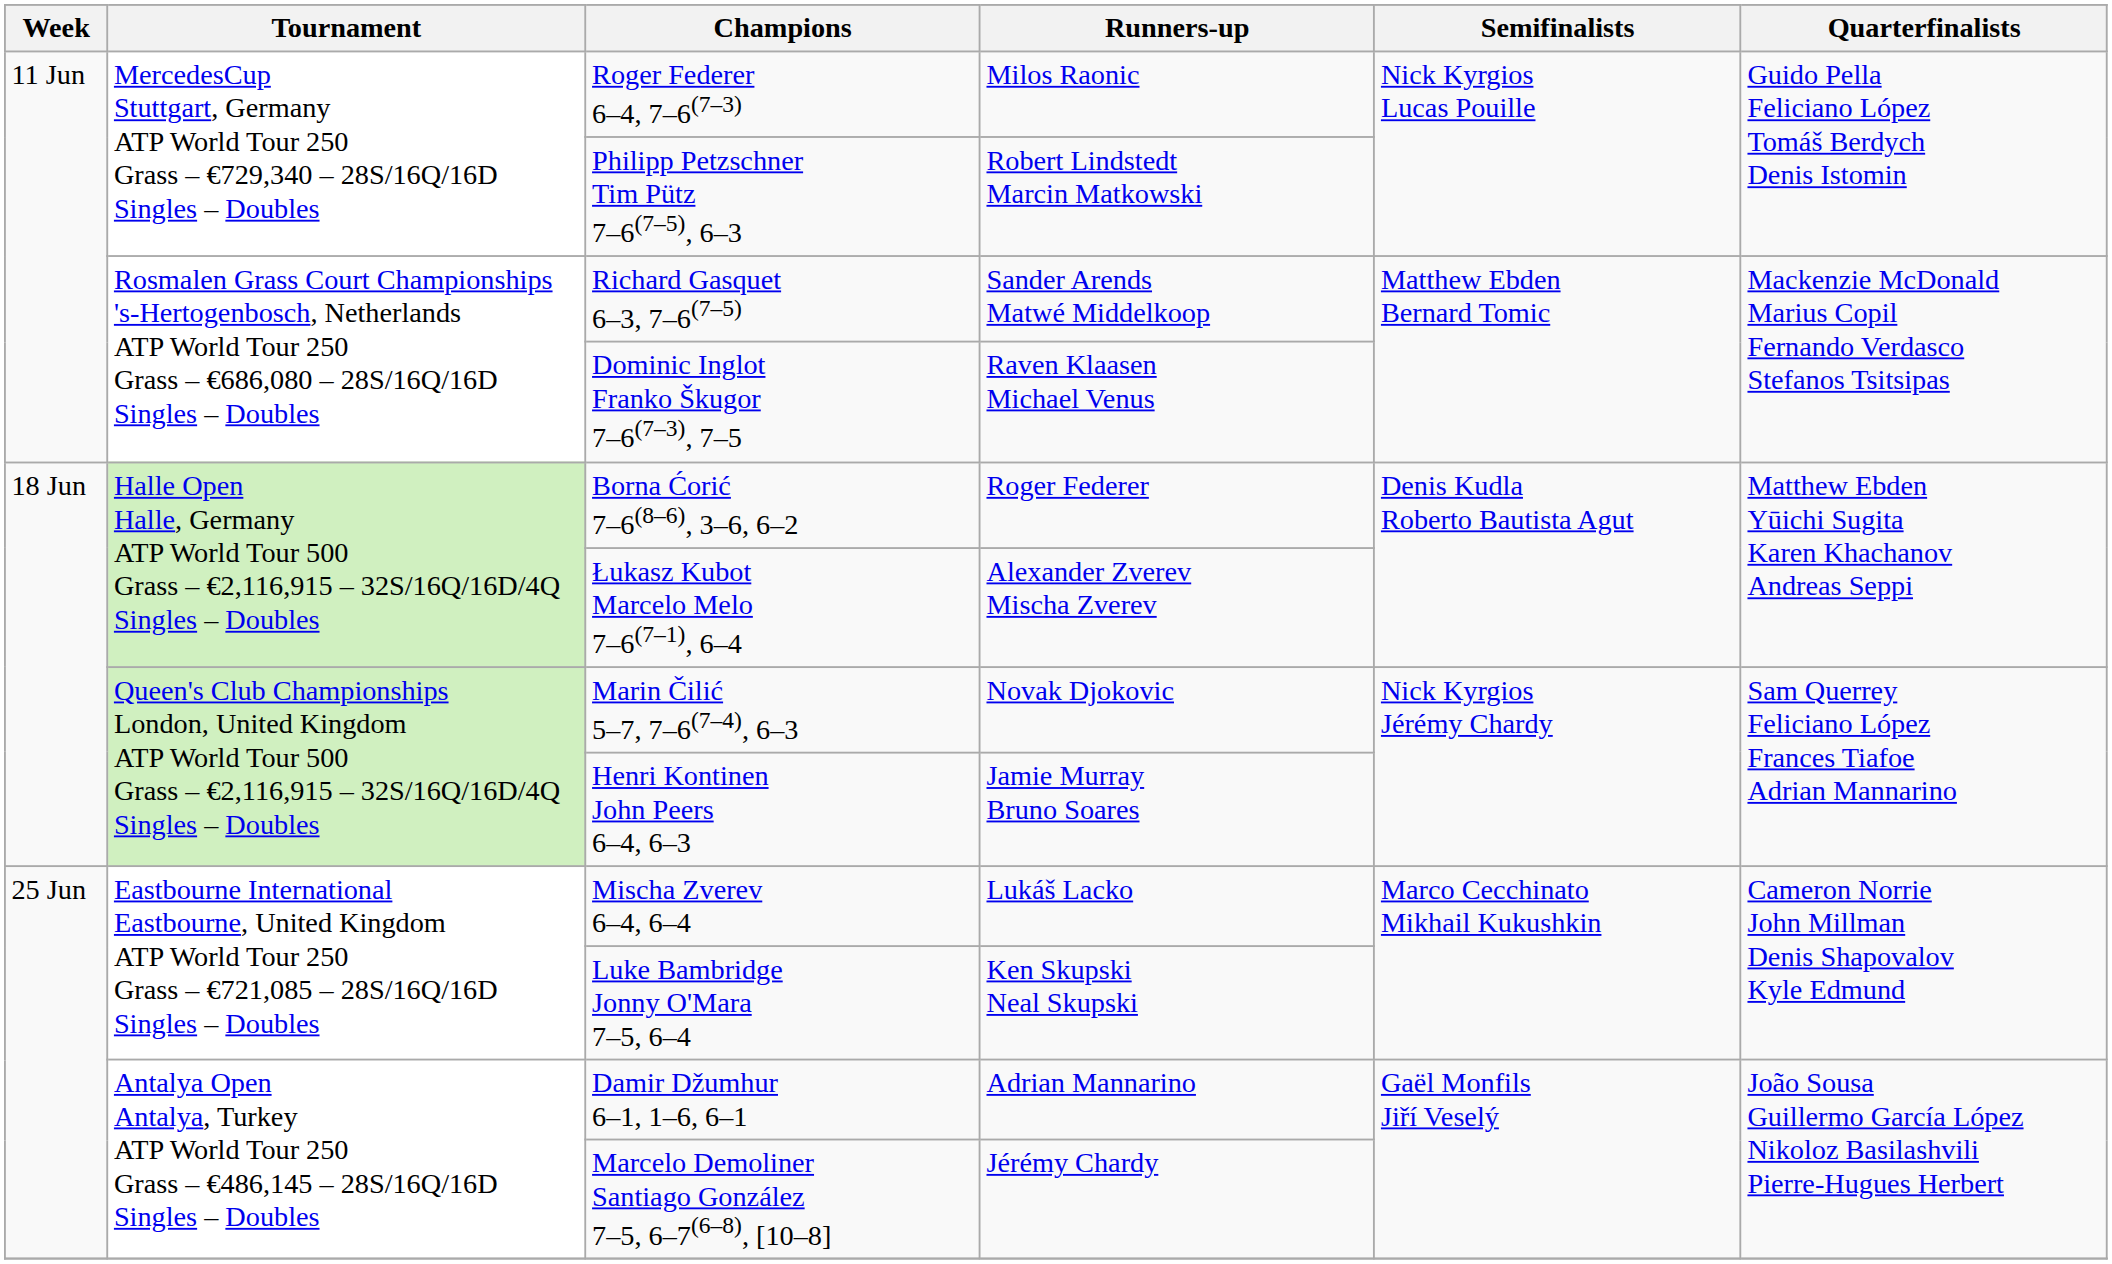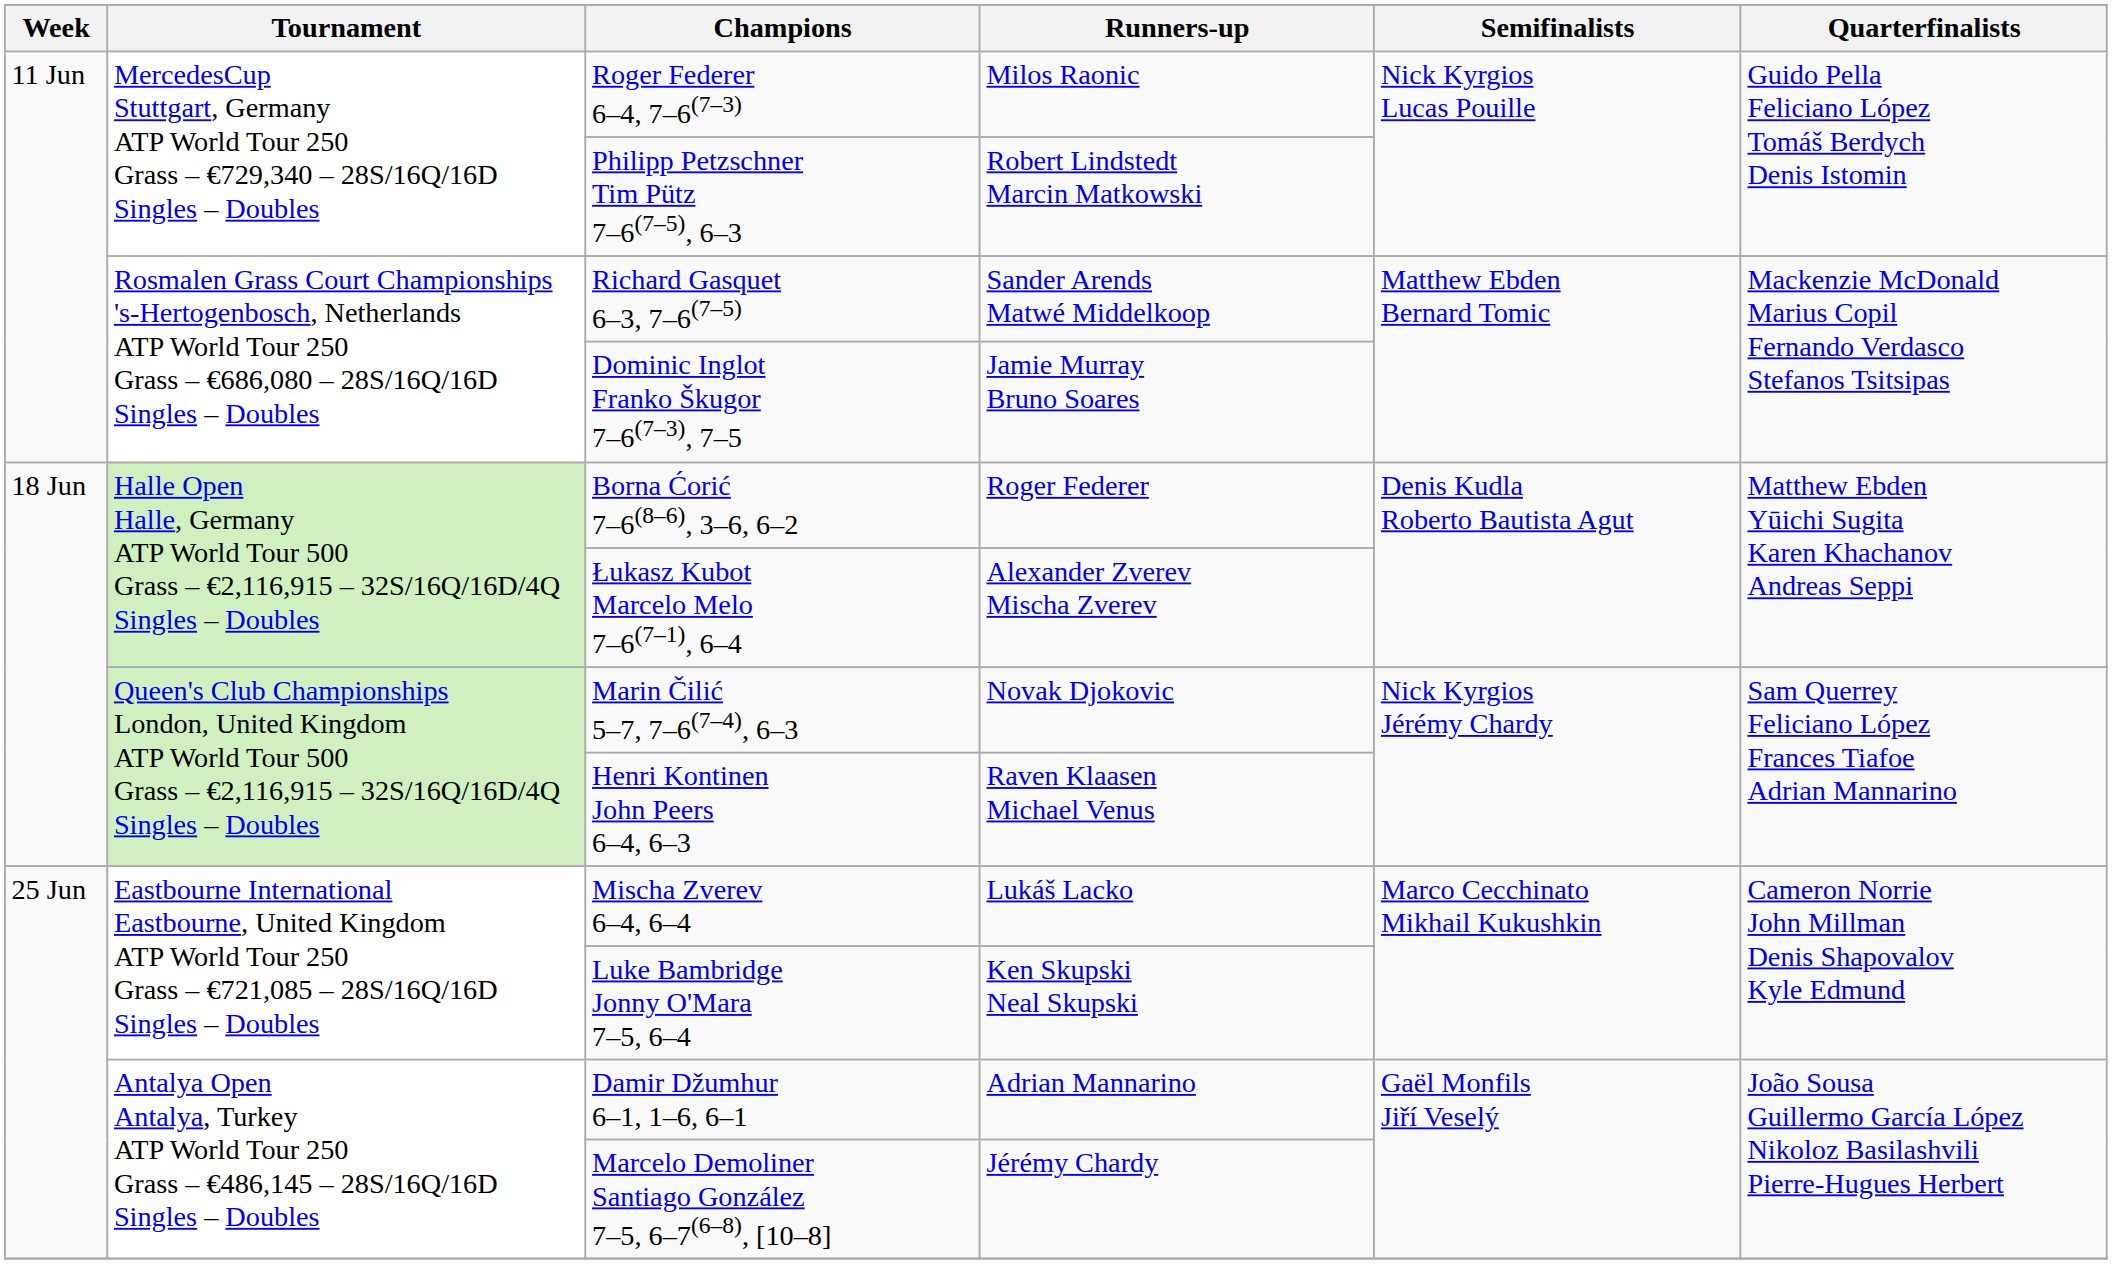(1072, 382) Raven Klaasen Michael Venus -> (1065, 382) Jamie Murray Bruno Soares
(1065, 792) Jamie Murray Bruno Soares -> (1072, 792) Raven Klaasen Michael Venus
